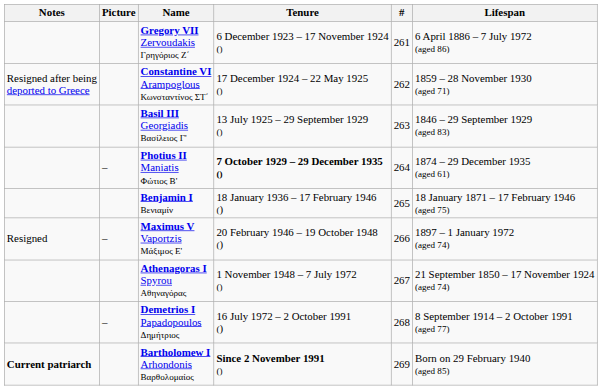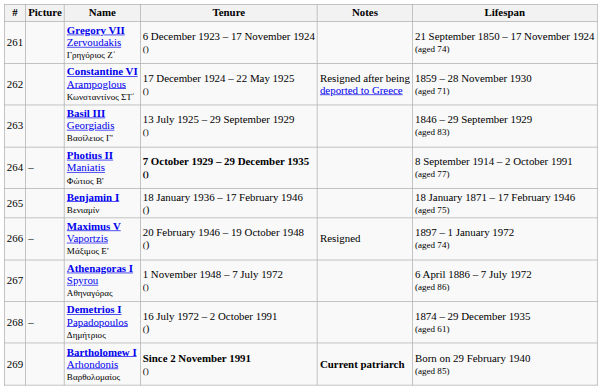columns swapped: (402, 13) <-> (52, 13)
(473, 42) 6 April 1886 – 7 July 1972 (aged 86) -> (505, 42) 21 September 1850 – 17 November 1924 (aged 74)
(473, 167) 1874 – 29 December 1935 (aged 61) -> (494, 167) 8 September 1914 – 2 October 1991 (aged 77)
(505, 280) 21 September 1850 – 17 November 1924 (aged 74) -> (473, 280) 6 April 1886 – 7 July 1972 (aged 86)
(494, 322) 8 September 1914 – 2 October 1991 (aged 77) -> (473, 322) 1874 – 29 December 1935 (aged 61)
